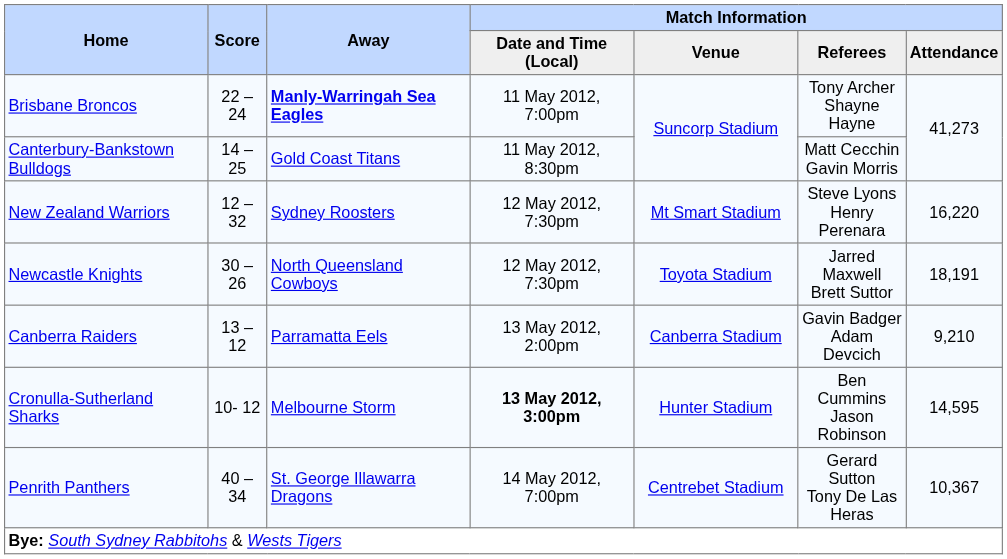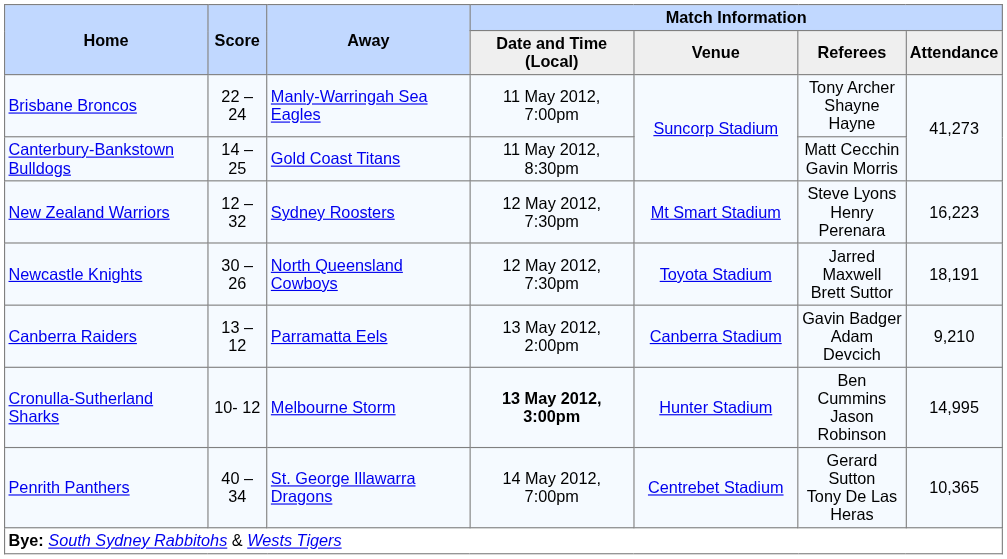(353, 106) bold -> (349, 106) normal
(954, 212) 16,220 -> (954, 212) 16,223
(954, 407) 14,595 -> (954, 407) 14,995
(954, 488) 10,367 -> (954, 488) 10,365
